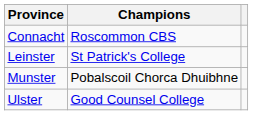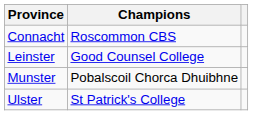(128, 57) St Patrick's College -> (137, 57) Good Counsel College
(137, 99) Good Counsel College -> (128, 99) St Patrick's College
